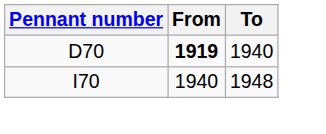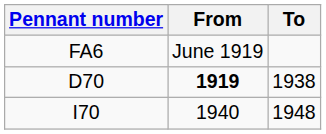+ row: (86, 50)
(252, 50) 1940 -> (294, 81) 1938
